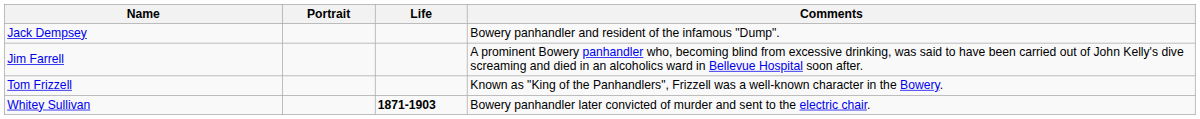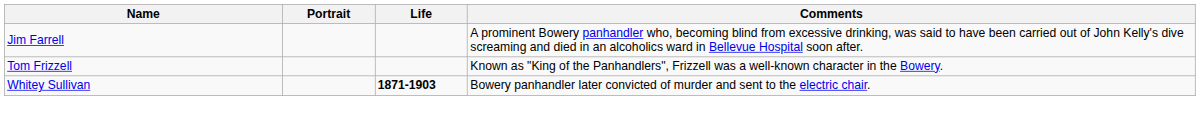- row: (47, 33)
